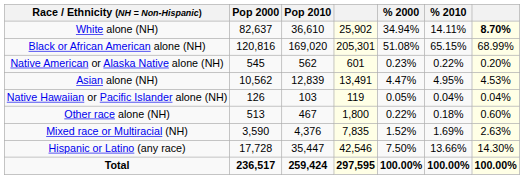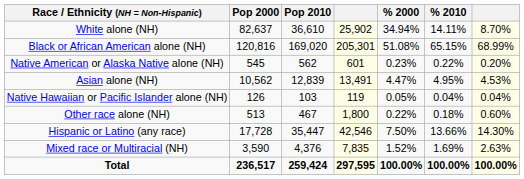(496, 30) bold -> (496, 30) normal
rows swapped: (117, 132) <-> (117, 149)
